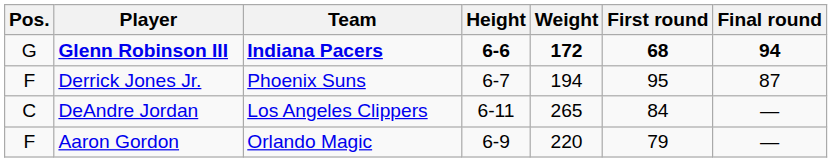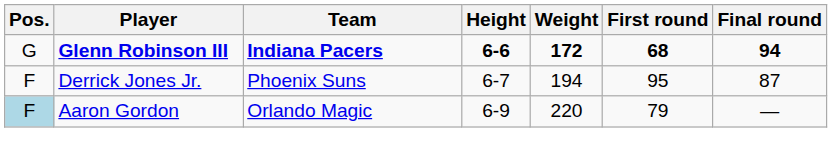- row: (128, 111)
(29, 141) no background -> (29, 111) lightblue background
